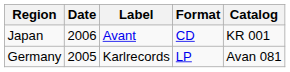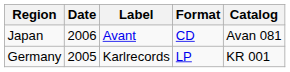(248, 35) KR 001 -> (254, 35) Avan 081
(254, 56) Avan 081 -> (248, 56) KR 001
